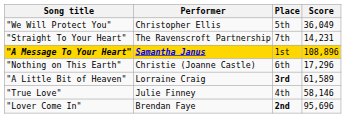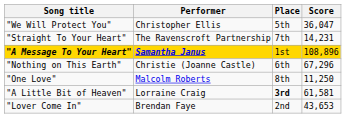(319, 25) 36,049 -> (319, 25) 36,047
(319, 65) 17,296 -> (319, 65) 67,296
+ row: (31, 79)
(319, 79) 61,589 -> (319, 92) 61,581
- row: (34, 92)
(282, 106) bold -> (282, 106) normal
(319, 106) 95,696 -> (319, 106) 43,653
